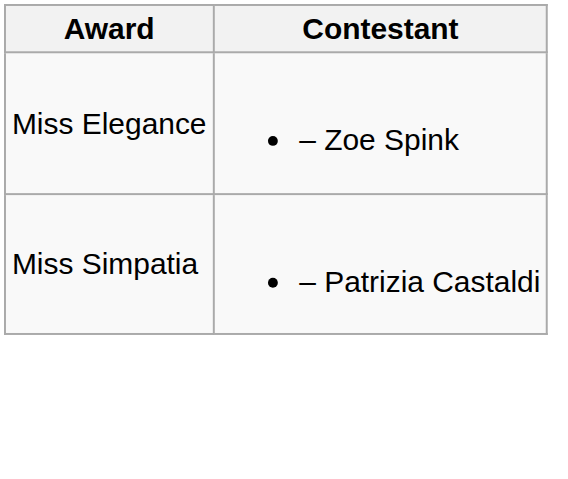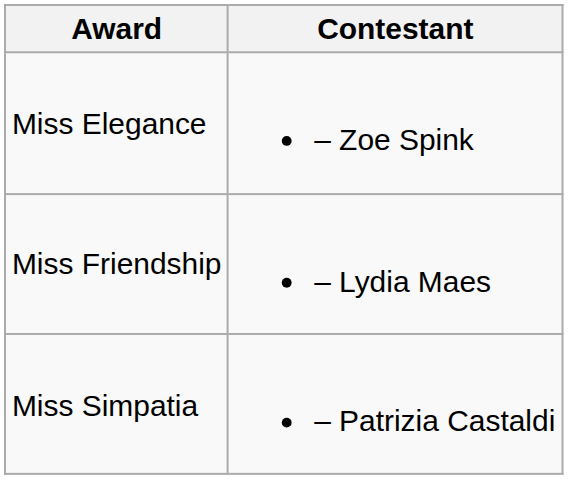+ row: (117, 264)
